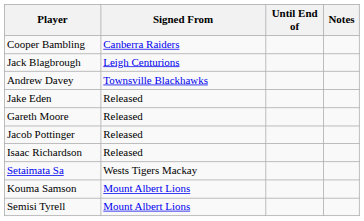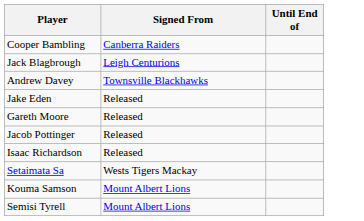- column: (342, 20)
